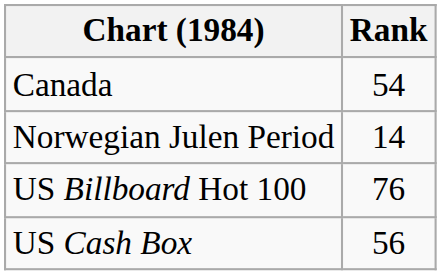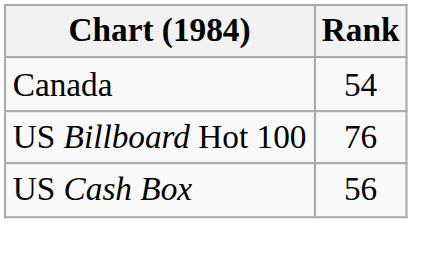- row: (174, 136)
